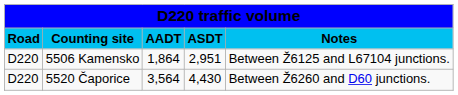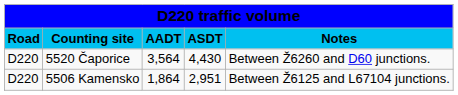rows swapped: (88, 79) <-> (93, 59)
